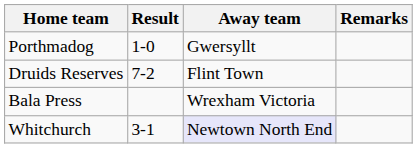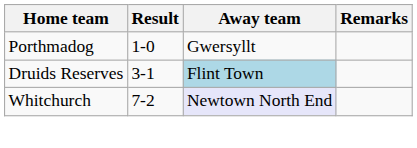(143, 73) 7-2 -> (143, 73) 3-1
(225, 73) no background -> (225, 73) lightblue background
- row: (45, 101)
(143, 128) 3-1 -> (143, 101) 7-2
